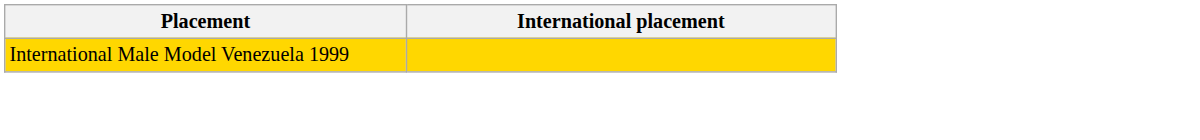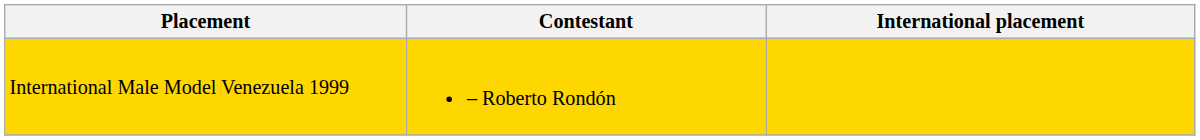+ column: (586, 21)
